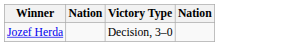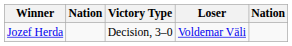+ column: (212, 13)
